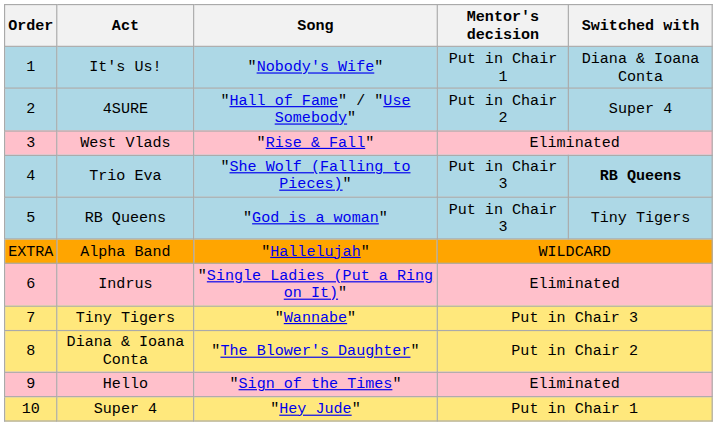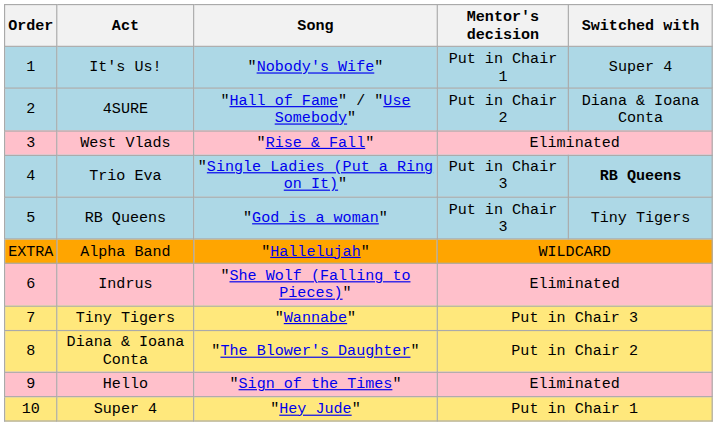(641, 68) Diana & Ioana Conta -> (641, 68) Super 4
(641, 110) Super 4 -> (641, 110) Diana & Ioana Conta
(315, 176) "She Wolf (Falling to Pieces)" -> (315, 176) "Single Ladies (Put a Ring on It)"
(315, 285) "Single Ladies (Put a Ring on It)" -> (315, 285) "She Wolf (Falling to Pieces)"
